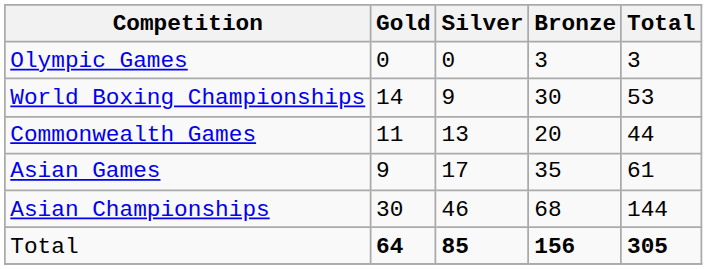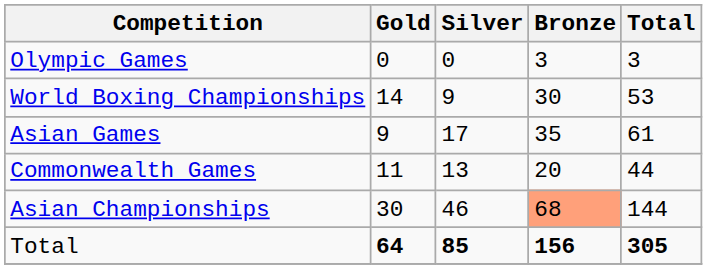rows swapped: (85, 172) <-> (133, 135)
(548, 209) no background -> (548, 209) lightsalmon background
